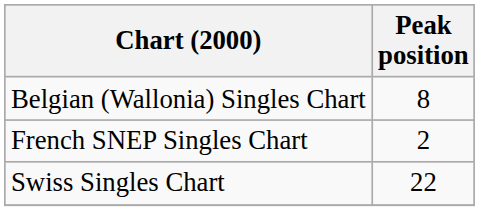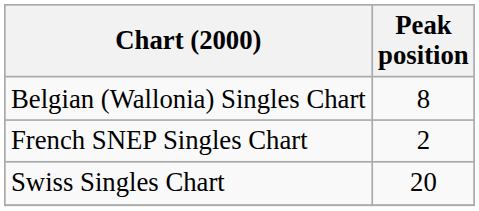(423, 182) 22 -> (423, 182) 20
